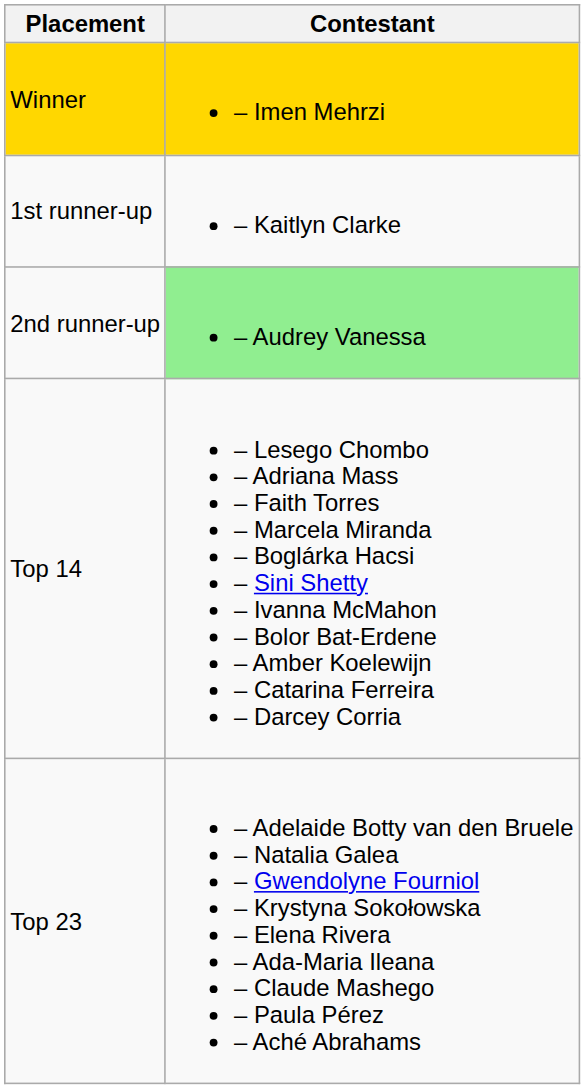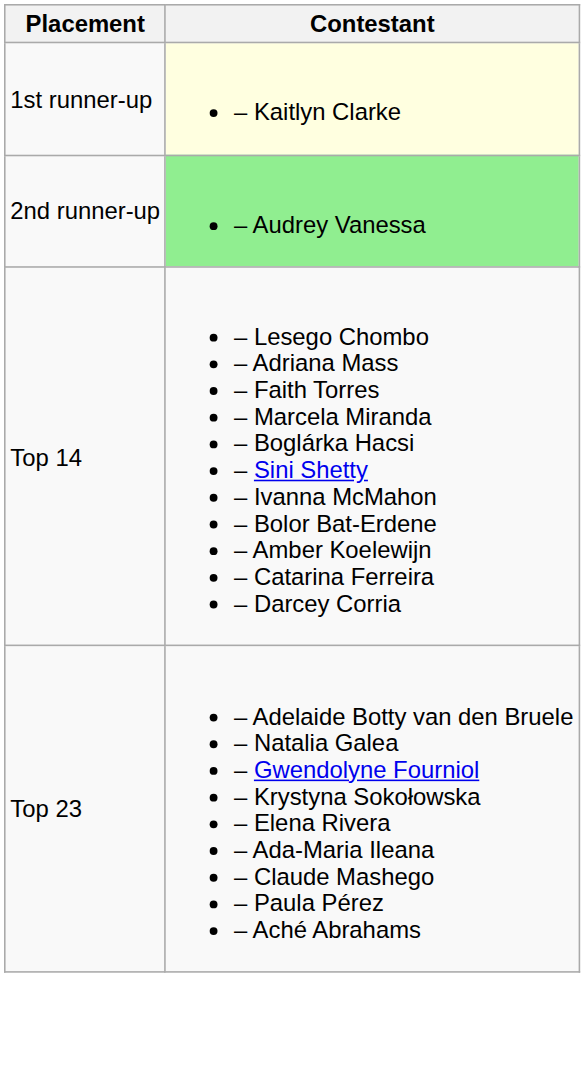- row: (48, 99)
(372, 224) no background -> (372, 112) lightyellow background
